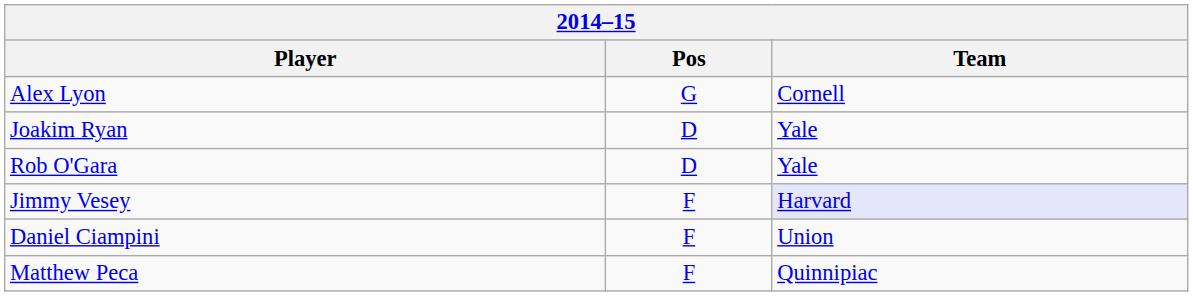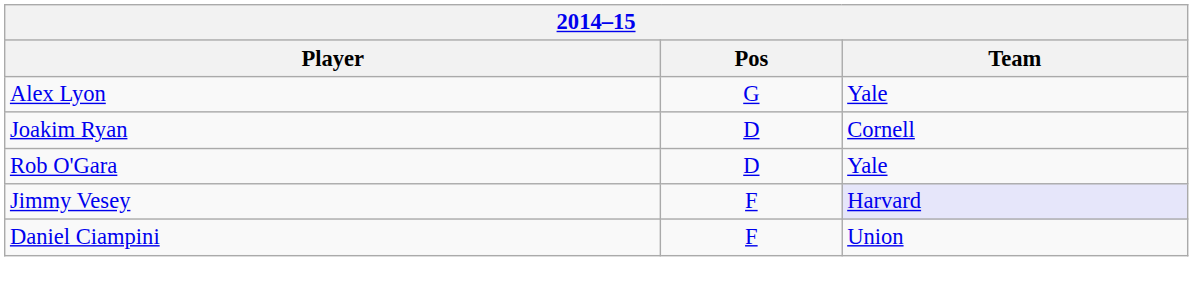(811, 93) Cornell -> (867, 93) Yale
(797, 129) Yale -> (881, 129) Cornell
- row: (74, 272)
